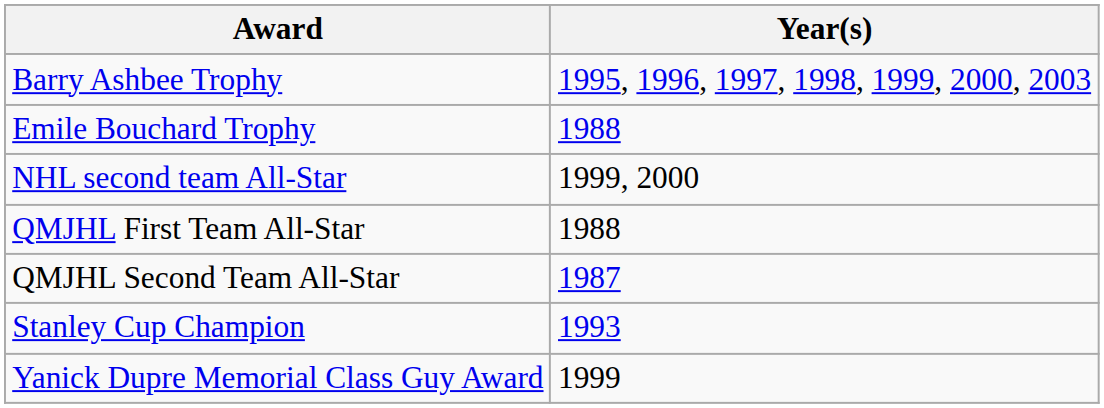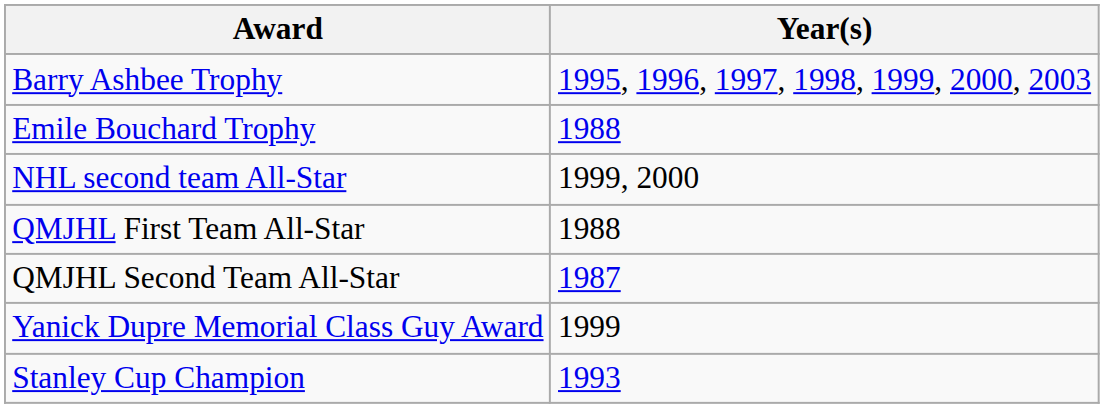rows swapped: (278, 377) <-> (159, 327)
